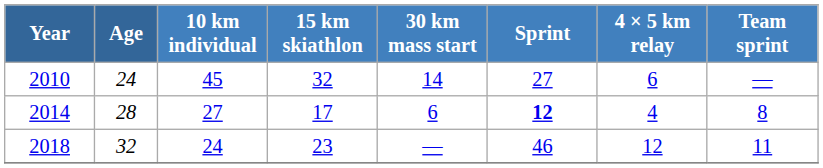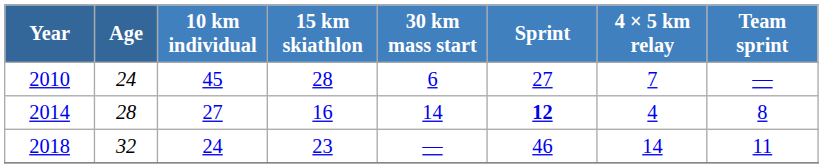(323, 79) 32 -> (323, 79) 28
(433, 79) 14 -> (433, 79) 6
(652, 79) 6 -> (652, 79) 7
(323, 112) 17 -> (323, 112) 16
(433, 112) 6 -> (433, 112) 14
(652, 146) 12 -> (652, 146) 14
